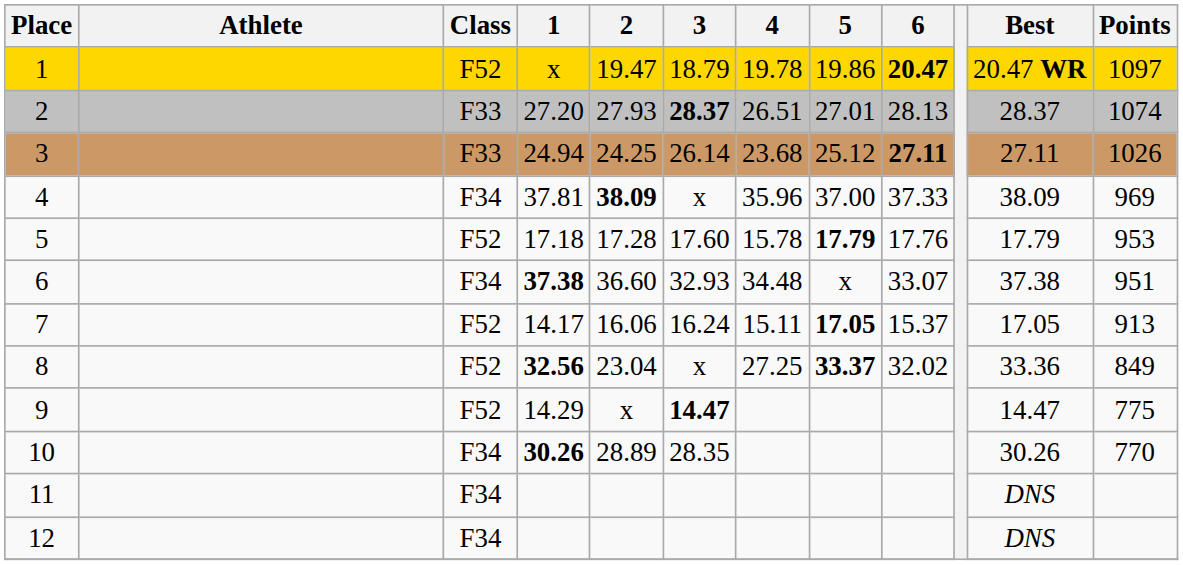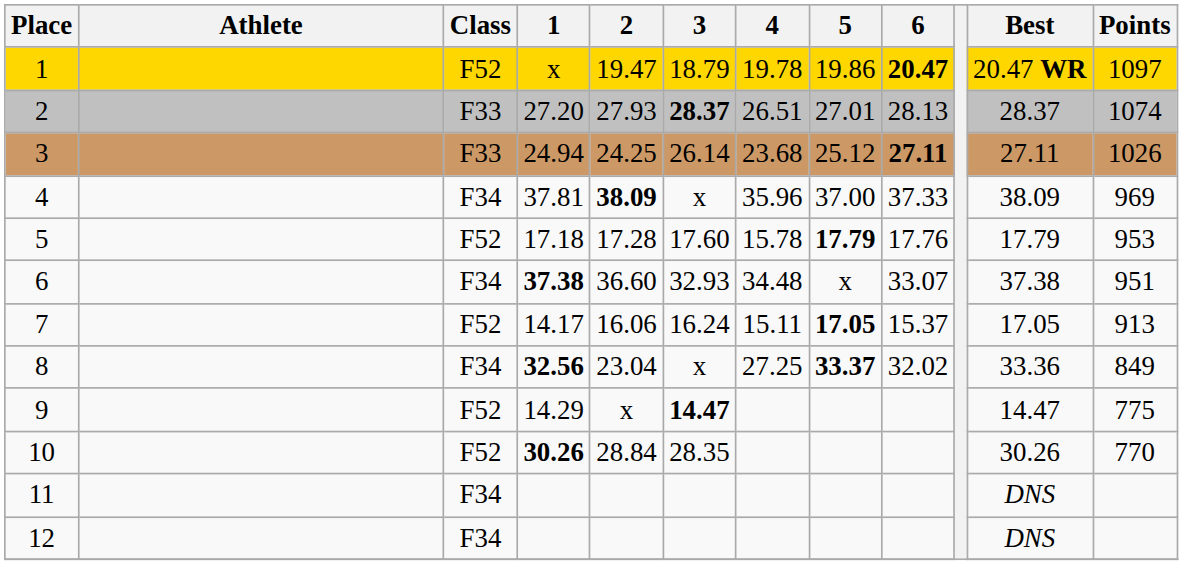(480, 366) F52 -> (480, 366) F34
(480, 452) F34 -> (480, 452) F52
(627, 452) 28.89 -> (627, 452) 28.84
